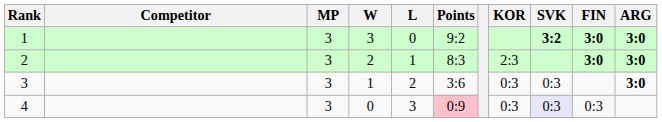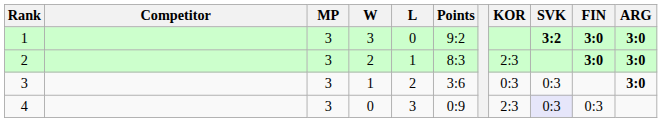(456, 106) pink background -> (456, 106) no background
(509, 106) 0:3 -> (509, 106) 2:3
